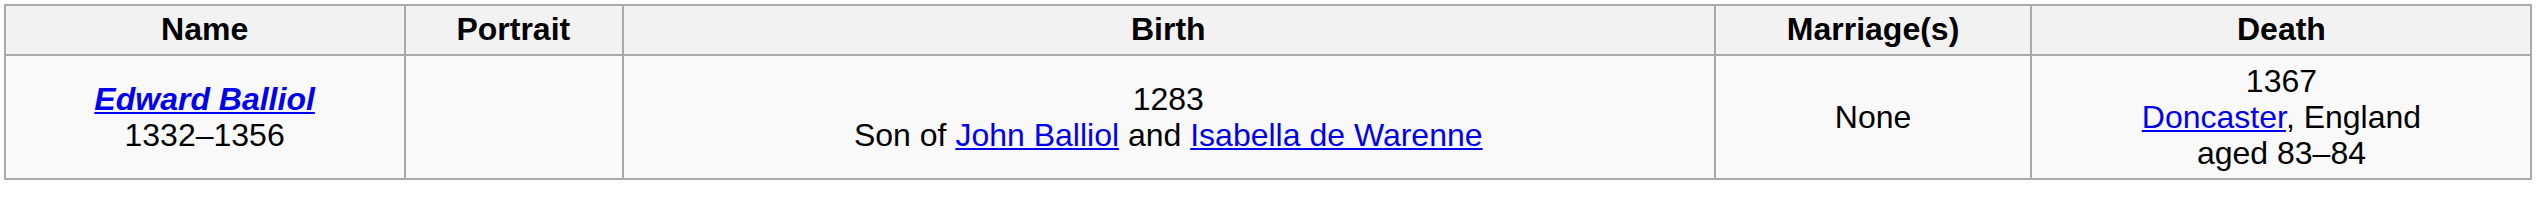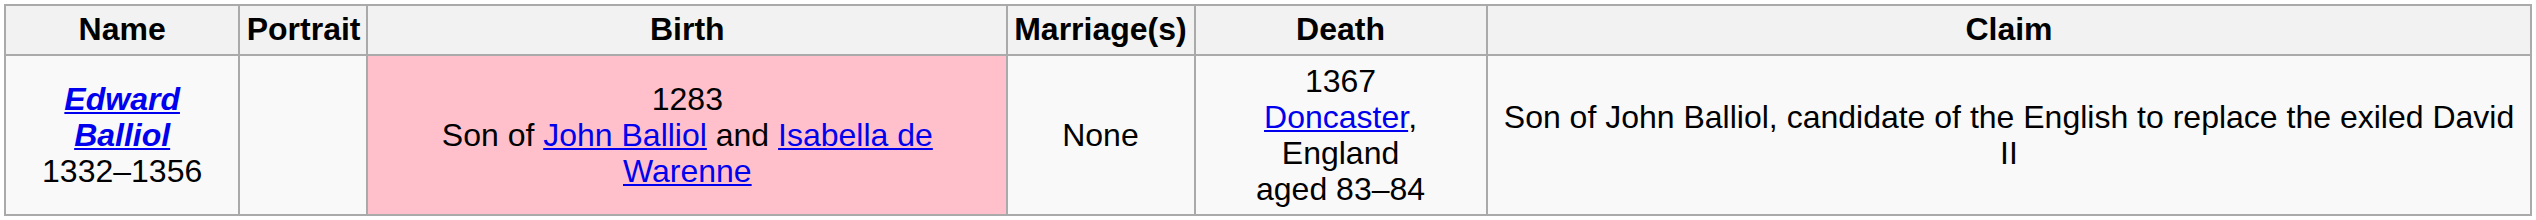+ column: (2009, 29)
(1168, 116) no background -> (687, 134) pink background
